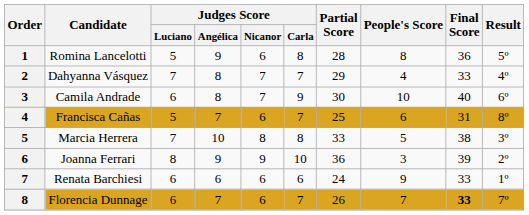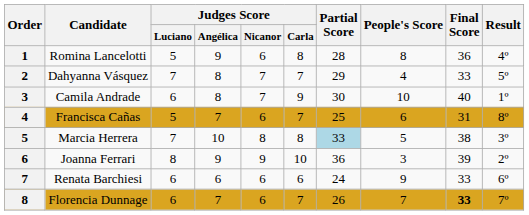(503, 55) 5º -> (503, 55) 4º
(503, 76) 4º -> (503, 76) 5º
(503, 96) 6º -> (503, 96) 1º
(339, 138) no background -> (339, 138) lightblue background
(503, 179) 1º -> (503, 179) 6º
